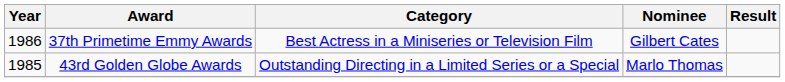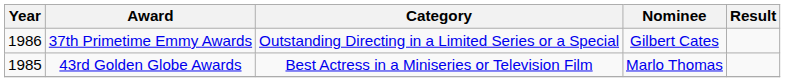(439, 40) Best Actress in a Miniseries or Television Film -> (439, 40) Outstanding Directing in a Limited Series or a Special
(439, 64) Outstanding Directing in a Limited Series or a Special -> (439, 64) Best Actress in a Miniseries or Television Film
